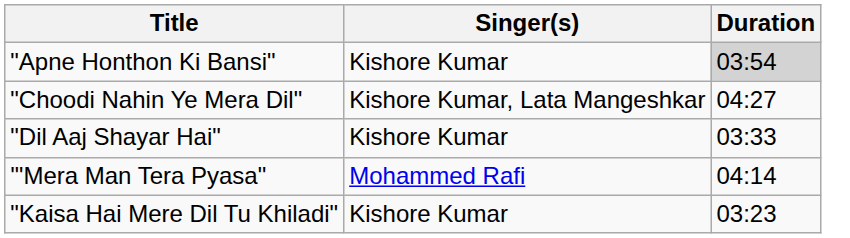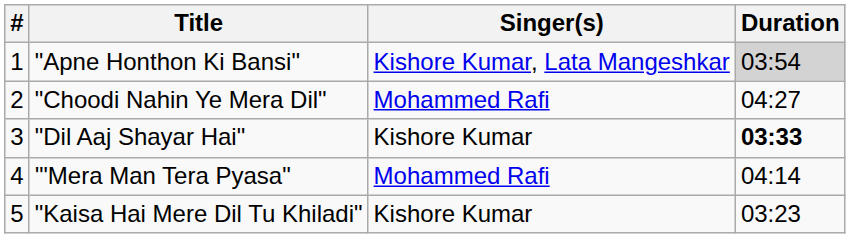+ column: (17, 23)
(429, 61) Kishore Kumar -> (552, 61) Kishore Kumar, Lata Mangeshkar
(527, 99) Kishore Kumar, Lata Mangeshkar -> (462, 99) Mohammed Rafi
(746, 137) normal -> (772, 137) bold
